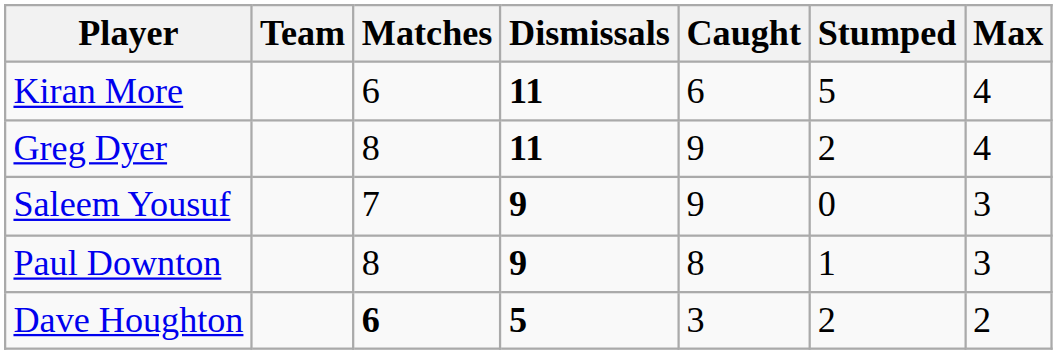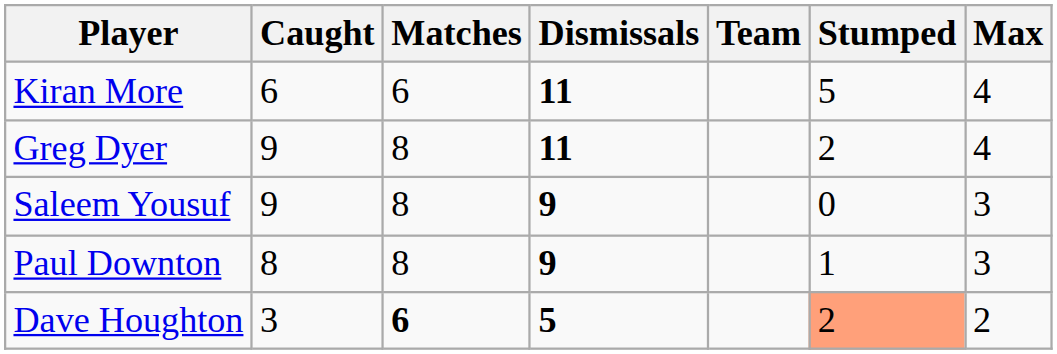columns swapped: (303, 33) <-> (744, 33)
(371, 205) 7 -> (400, 205) 8
(827, 319) no background -> (827, 319) lightsalmon background
